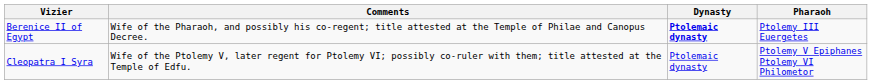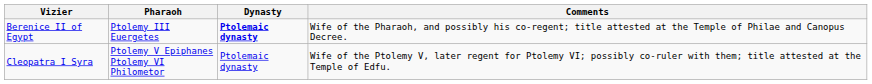columns swapped: (812, 12) <-> (388, 12)
